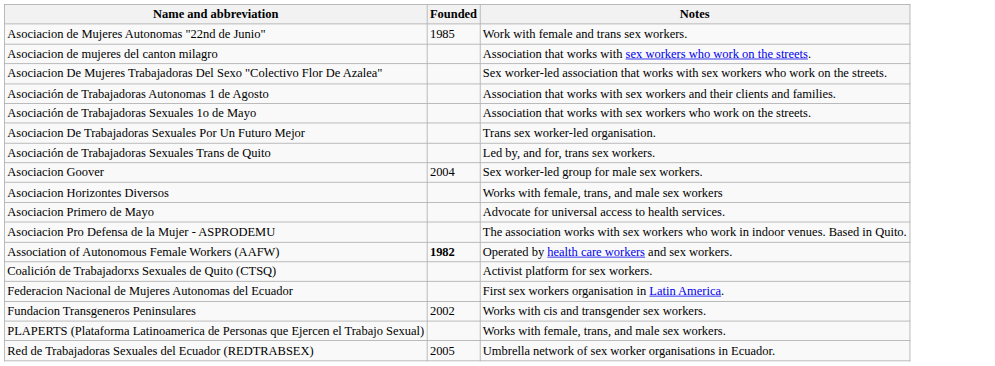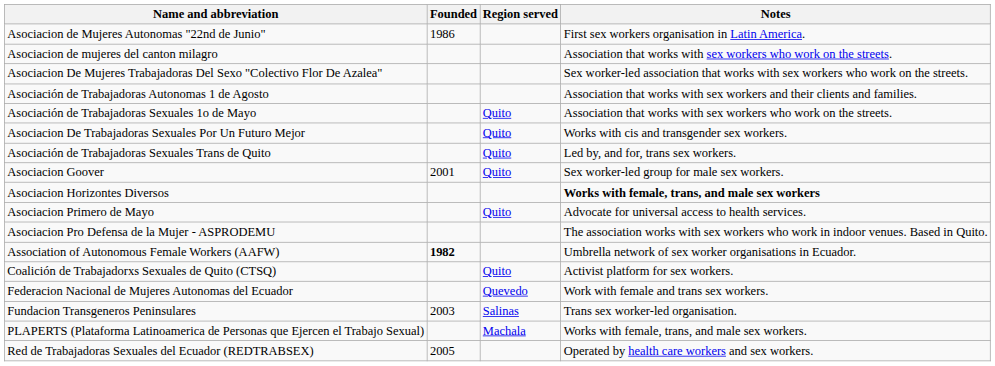+ column: (520, 14)
(442, 34) 1985 -> (442, 34) 1986
(585, 34) Work with female and trans sex workers. -> (684, 34) First sex workers organisation in Latin America.
(569, 133) Trans sex worker-led organisation. -> (675, 133) Works with cis and transgender sex workers.
(442, 172) 2004 -> (442, 172) 2001
(603, 192) normal -> (692, 192) bold
(608, 251) Operated by health care workers and sex workers. -> (710, 251) Umbrella network of sex worker organisations in Ecuador.
(603, 291) First sex workers organisation in Latin America. -> (666, 291) Work with female and trans sex workers.
(442, 311) 2002 -> (442, 311) 2003
(594, 311) Works with cis and transgender sex workers. -> (650, 311) Trans sex worker-led organisation.
(629, 350) Umbrella network of sex worker organisations in Ecuador. -> (689, 350) Operated by health care workers and sex workers.
